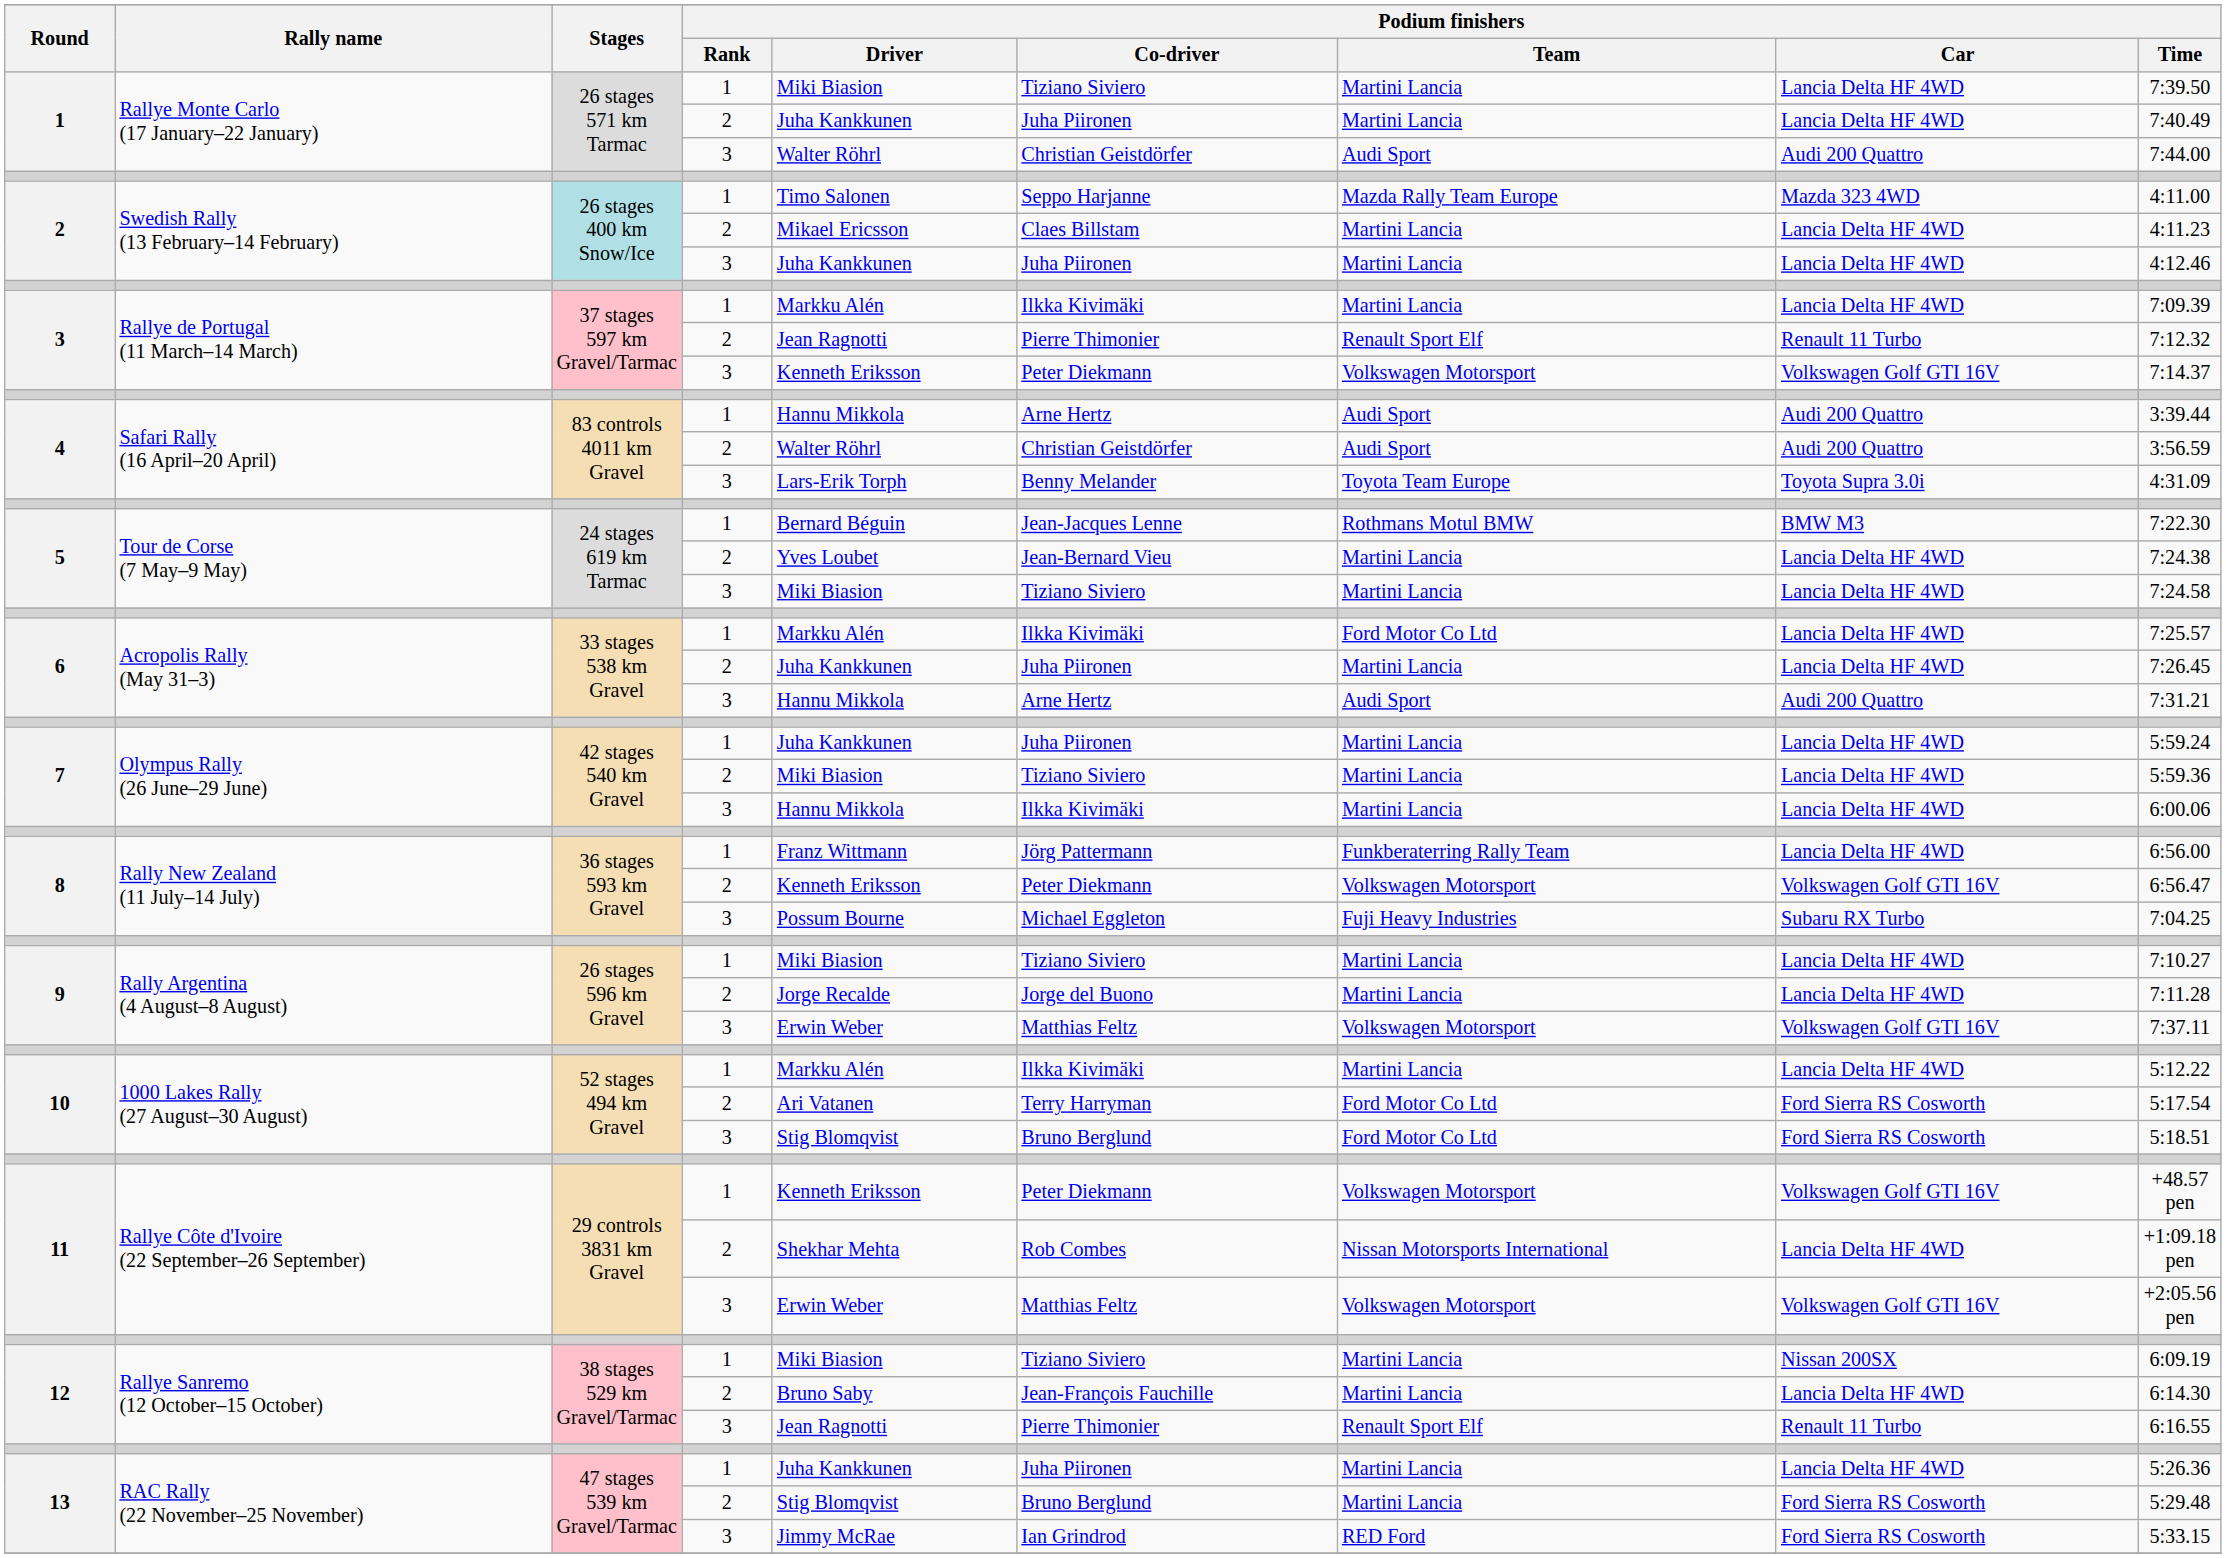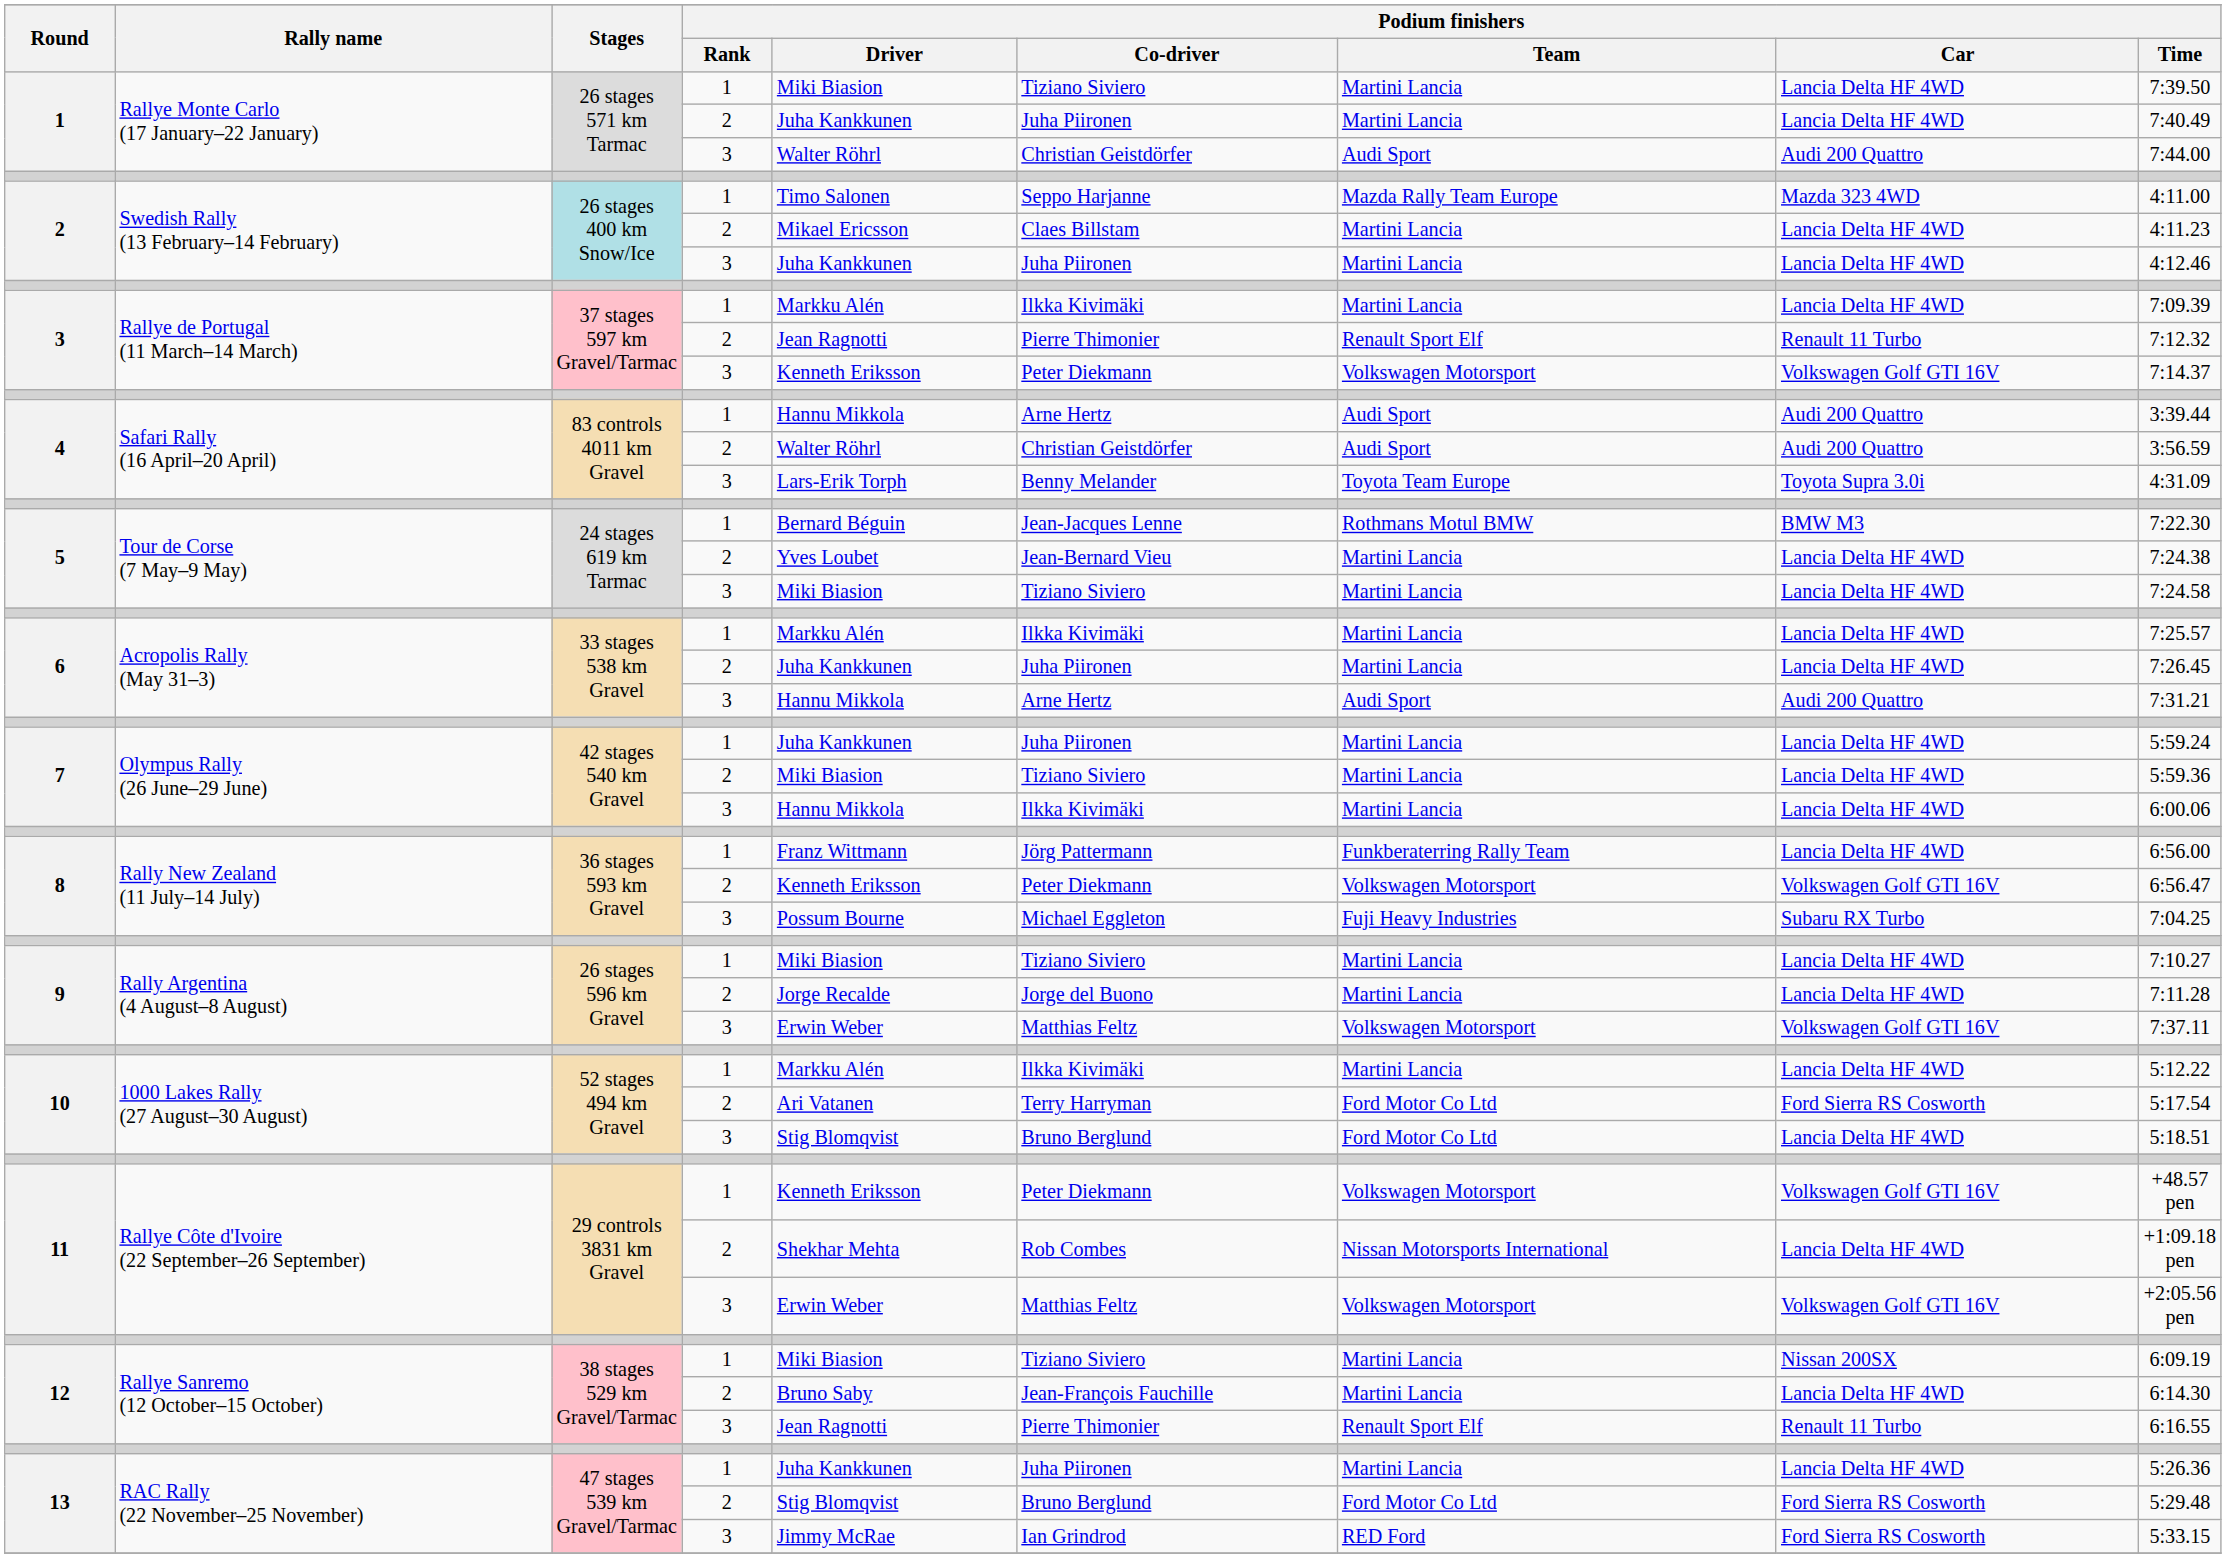(1419, 634) Ford Motor Co Ltd -> (1402, 634) Martini Lancia
(1883, 1137) Ford Sierra RS Cosworth -> (1872, 1137) Lancia Delta HF 4WD
(1402, 1503) Martini Lancia -> (1419, 1503) Ford Motor Co Ltd
